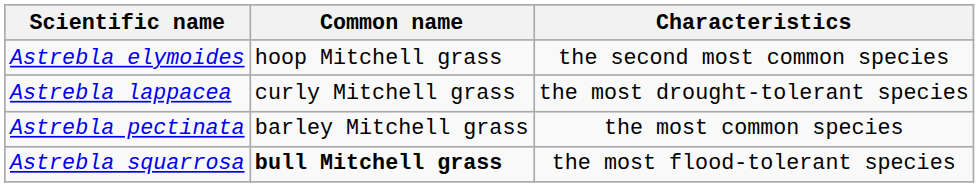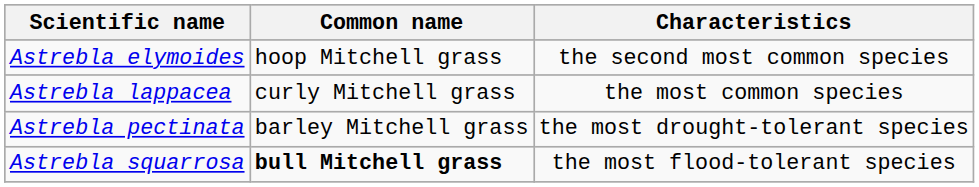(754, 93) the most drought-tolerant species -> (754, 93) the most common species
(754, 129) the most common species -> (754, 129) the most drought-tolerant species
